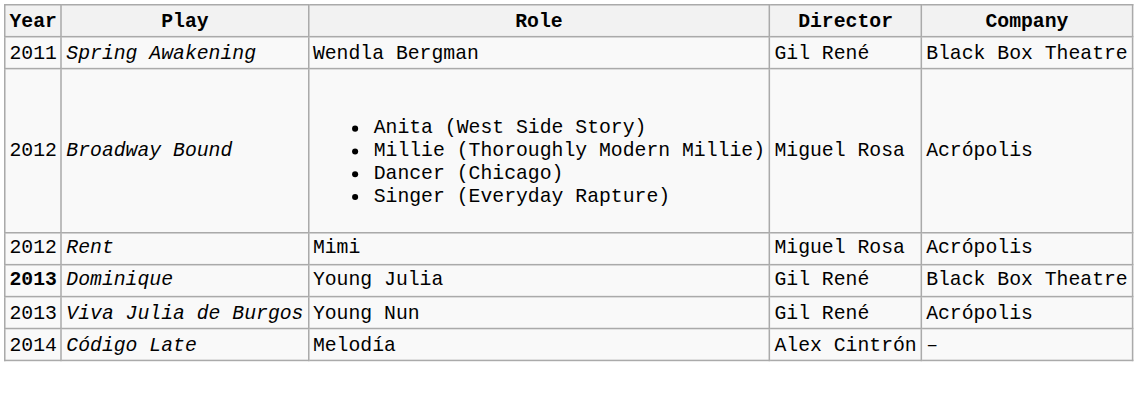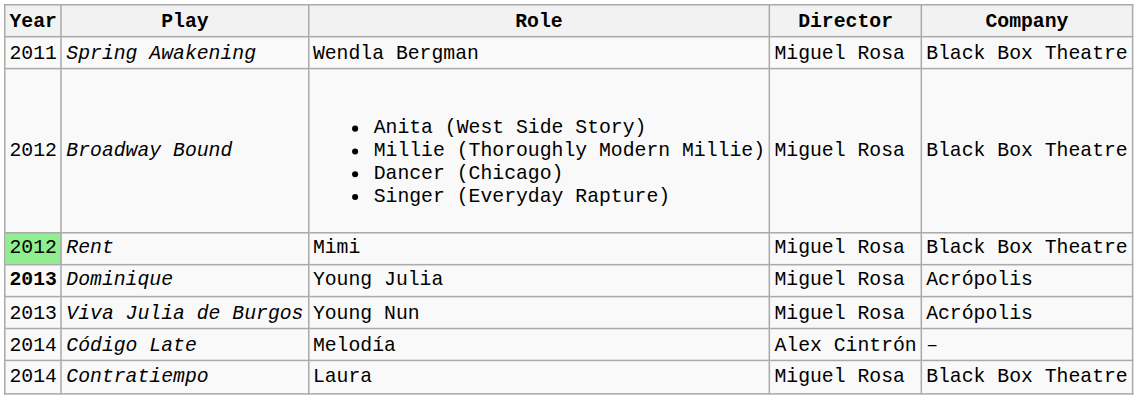(822, 53) Gil René -> (840, 53) Miguel Rosa
(980, 151) Acrópolis -> (1027, 151) Black Box Theatre
(33, 248) no background -> (33, 248) lightgreen background
(980, 248) Acrópolis -> (1027, 248) Black Box Theatre
(822, 280) Gil René -> (840, 280) Miguel Rosa
(1027, 280) Black Box Theatre -> (980, 280) Acrópolis
(822, 313) Gil René -> (840, 313) Miguel Rosa
+ row: (137, 377)
